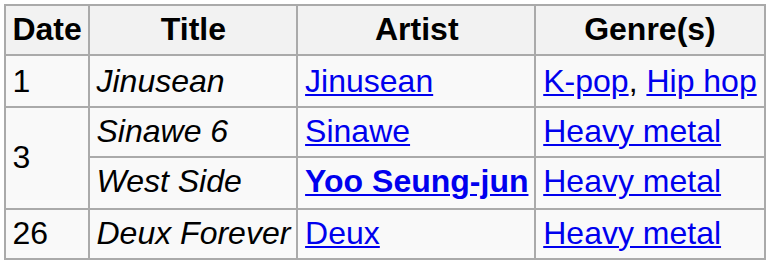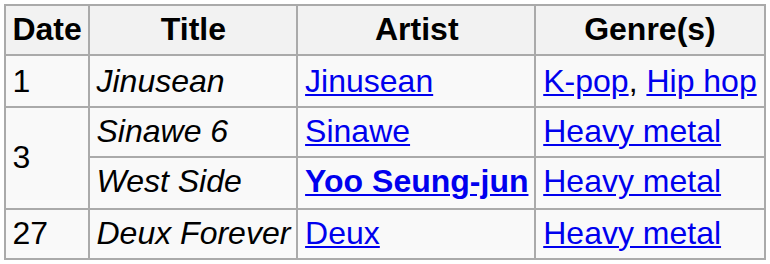(30, 232) 26 -> (30, 232) 27
